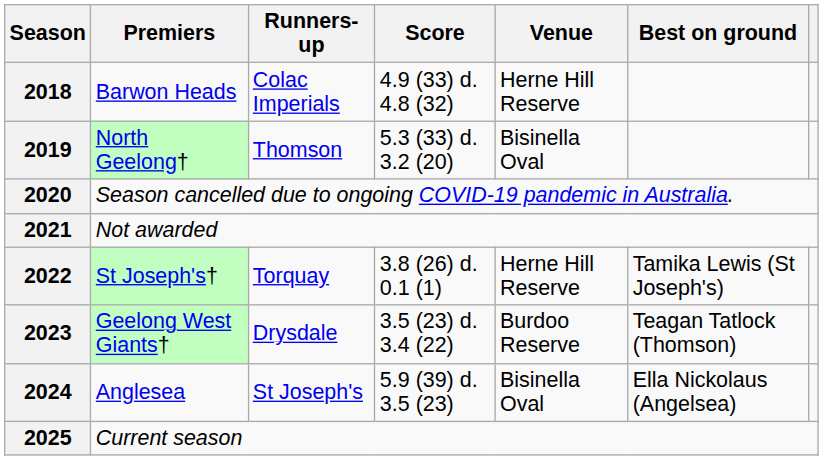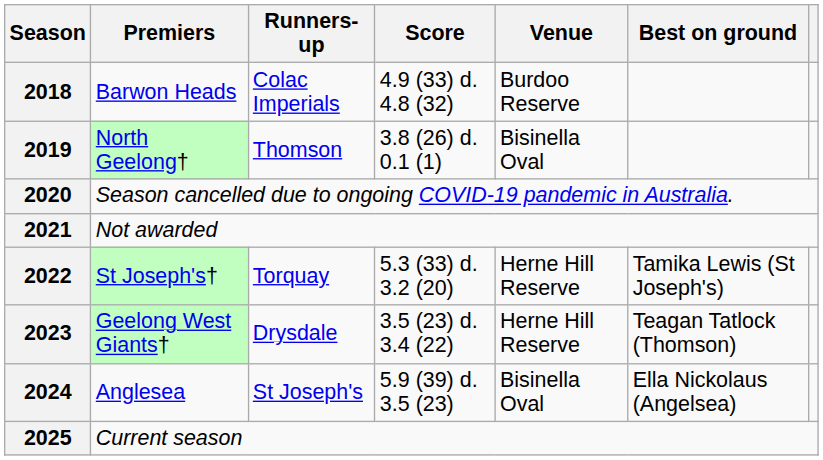(547, 91) Herne Hill Reserve -> (540, 91) Burdoo Reserve
(429, 149) 5.3 (33) d. 3.2 (20) -> (429, 149) 3.8 (26) d. 0.1 (1)
(429, 275) 3.8 (26) d. 0.1 (1) -> (429, 275) 5.3 (33) d. 3.2 (20)
(540, 334) Burdoo Reserve -> (547, 334) Herne Hill Reserve
